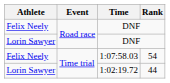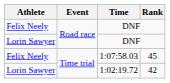(153, 56) 54 -> (153, 56) 45
(153, 71) 44 -> (153, 71) 42
